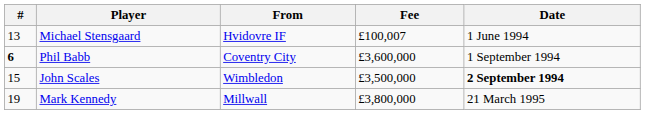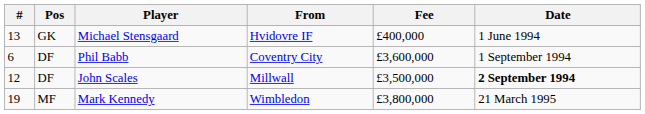+ column: (55, 15)
(382, 36) £100,007 -> (400, 36) £400,000
(11, 57) bold -> (11, 57) normal
(14, 78) 15 -> (14, 78) 12
(253, 78) Wimbledon -> (272, 78) Millwall
(245, 99) Millwall -> (280, 99) Wimbledon
